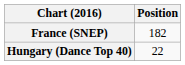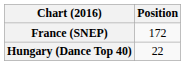(158, 32) 182 -> (158, 32) 172
